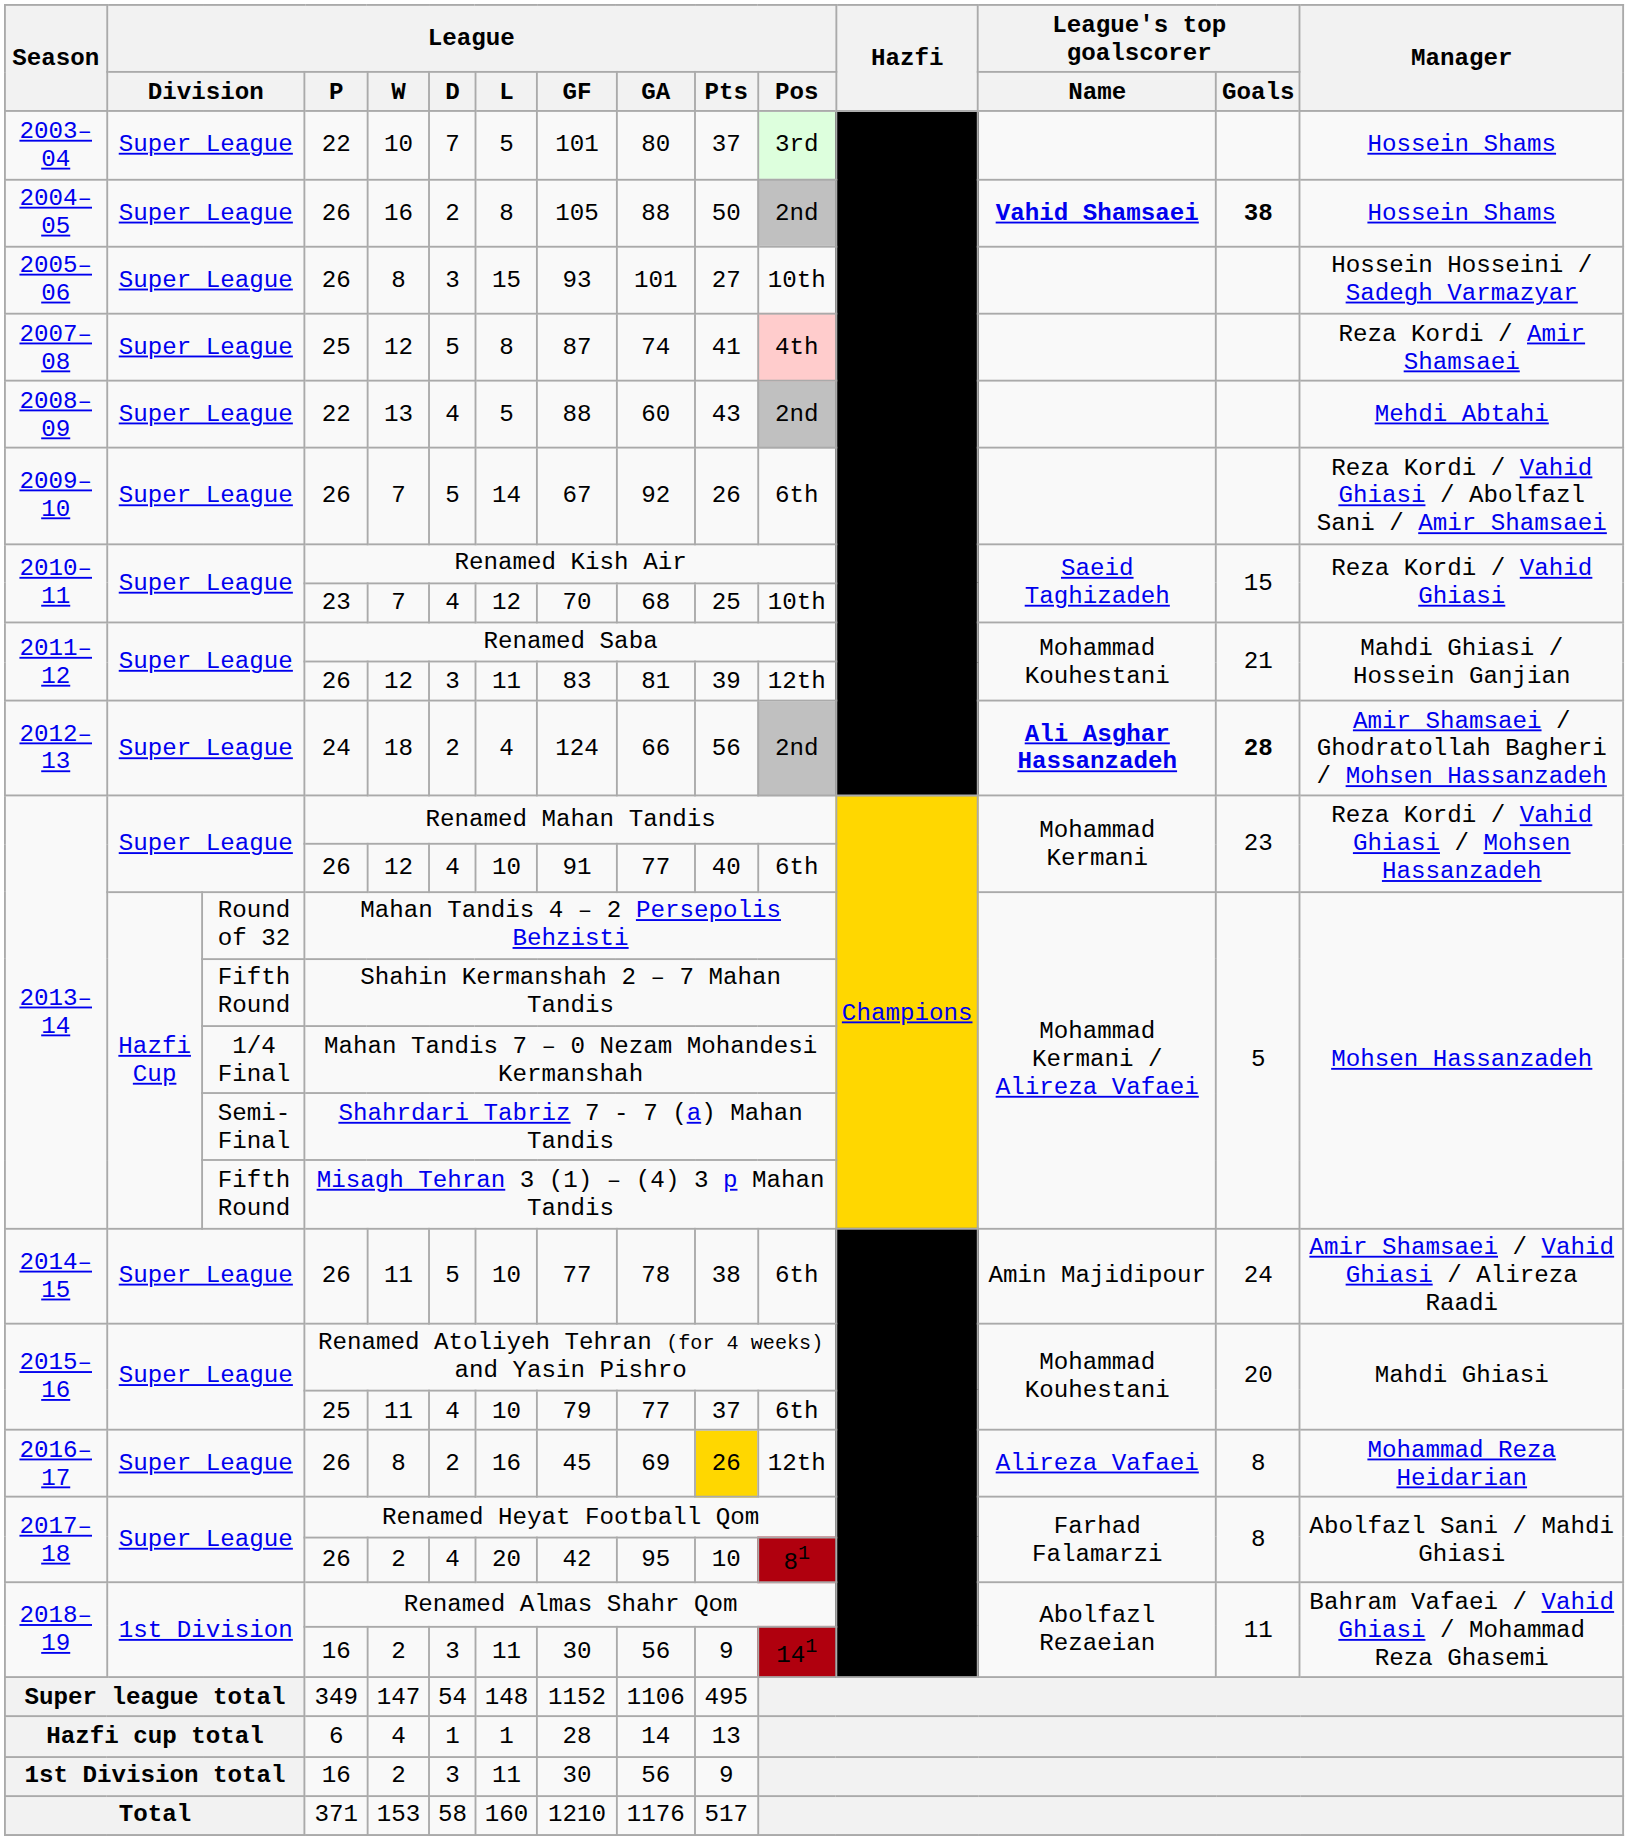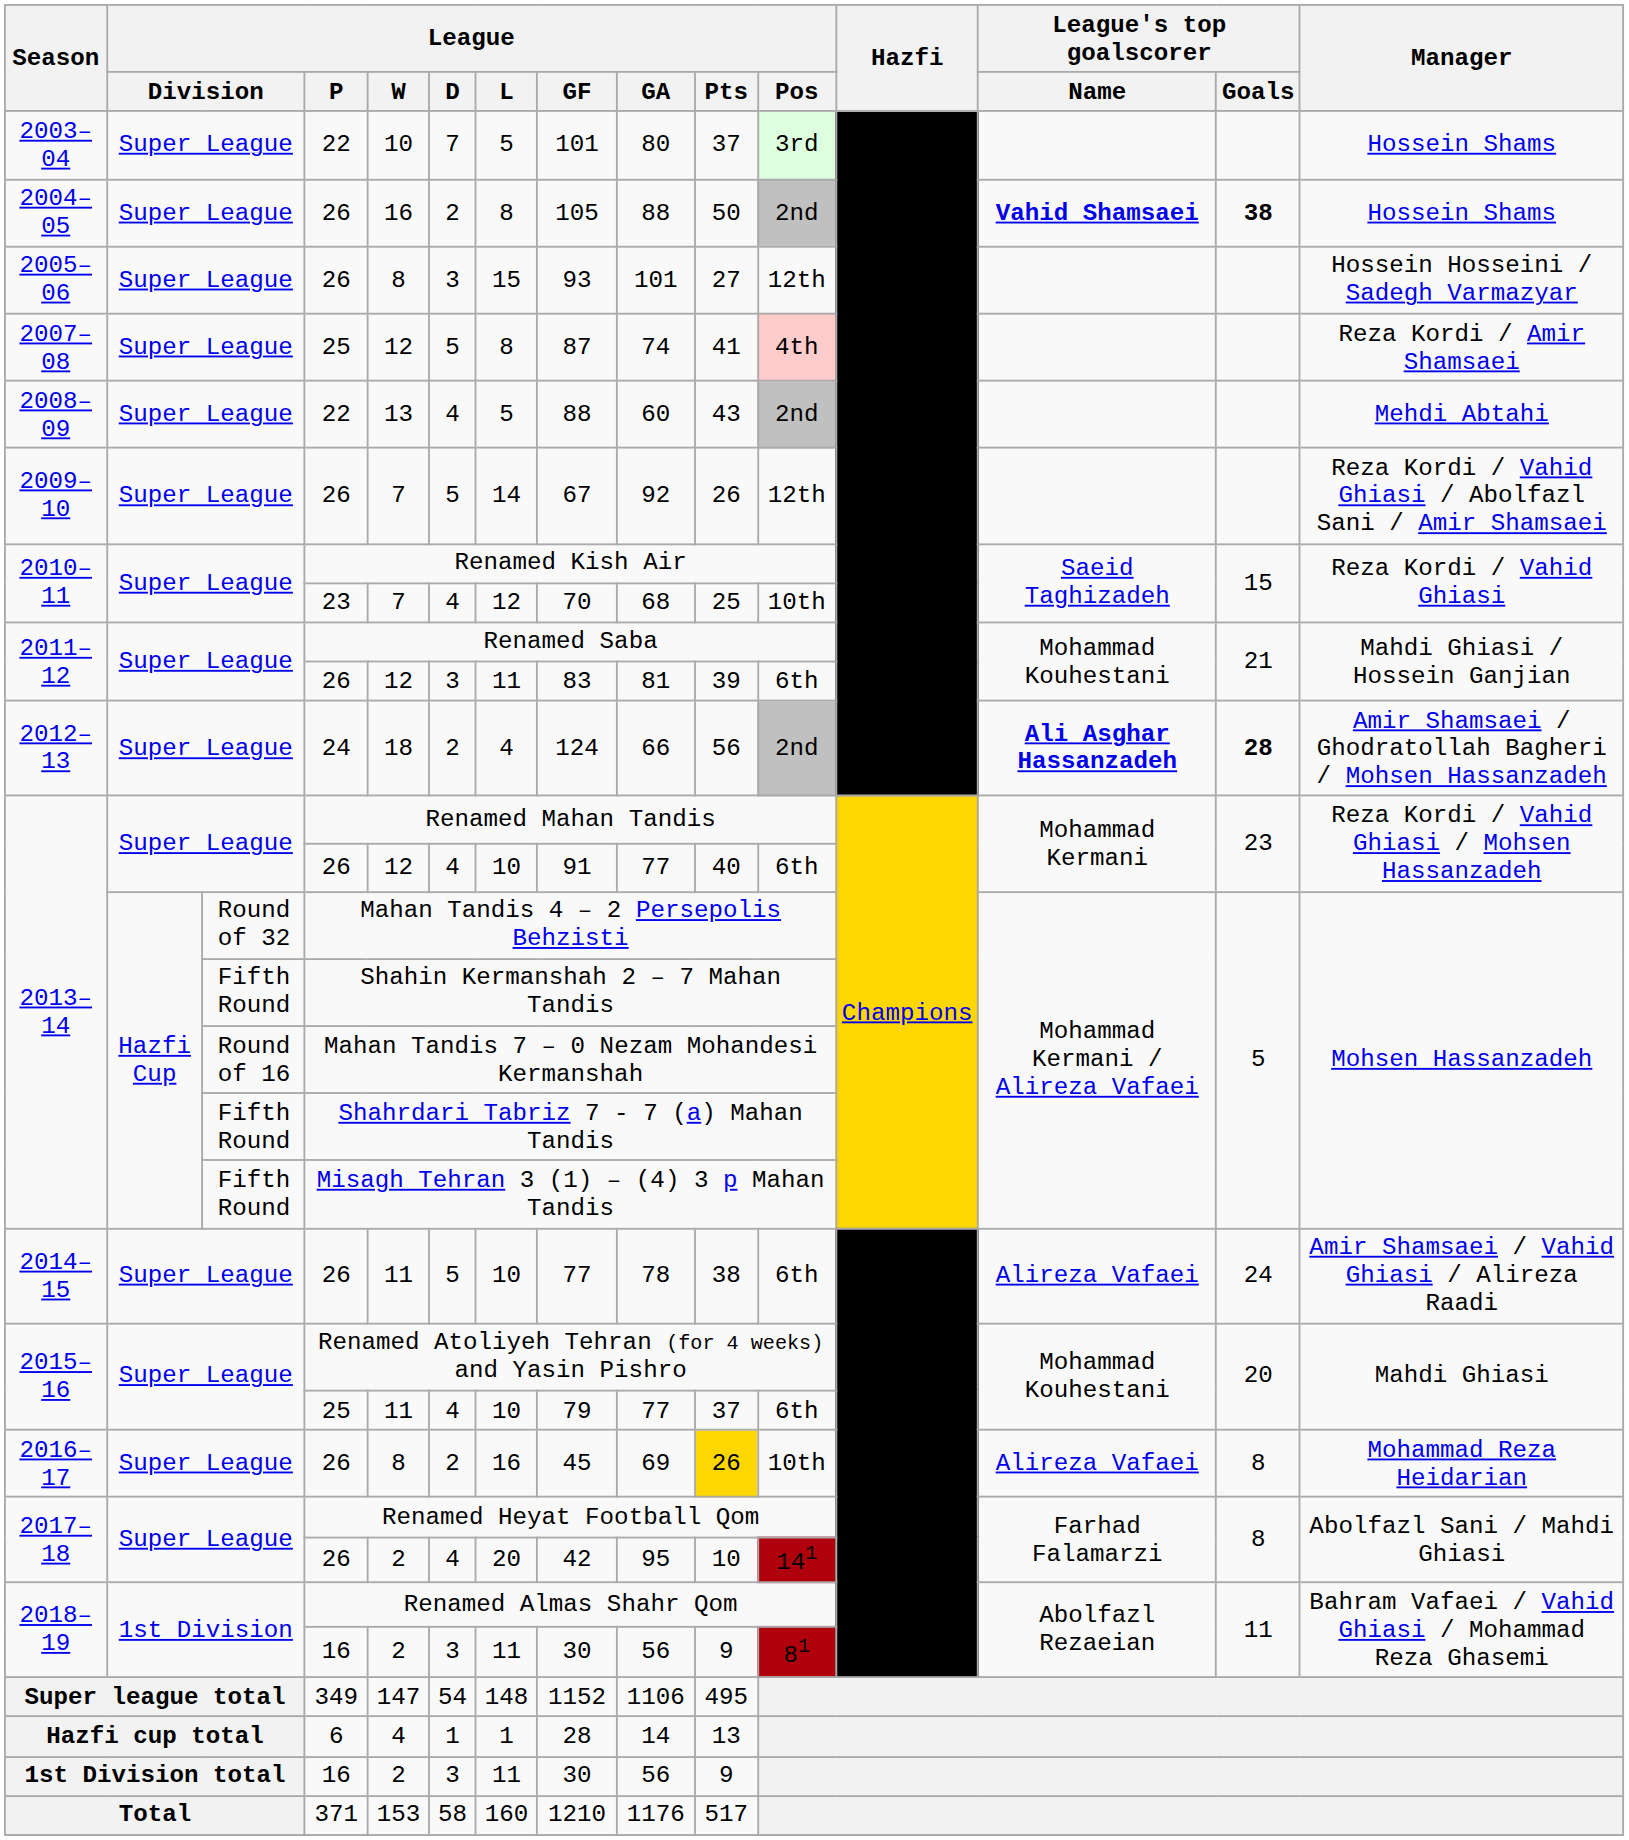(797, 280) 10th -> (797, 280) 12th
(797, 496) 6th -> (797, 496) 12th
(797, 681) 12th -> (797, 681) 6th
(254, 1060) 1/4 Final -> (254, 1060) Round of 16
(254, 1127) Semi-Final -> (254, 1127) Fifth Round
(1097, 1276) Amin Majidipour -> (1097, 1276) Alireza Vafaei
(797, 1464) 12th -> (797, 1464) 10th
(797, 1559) 81 -> (797, 1559) 141
(797, 1652) 141 -> (797, 1652) 81
